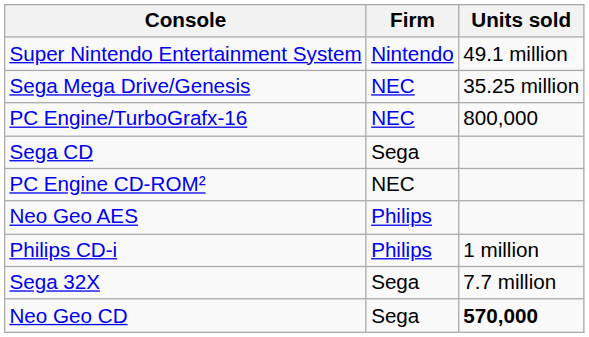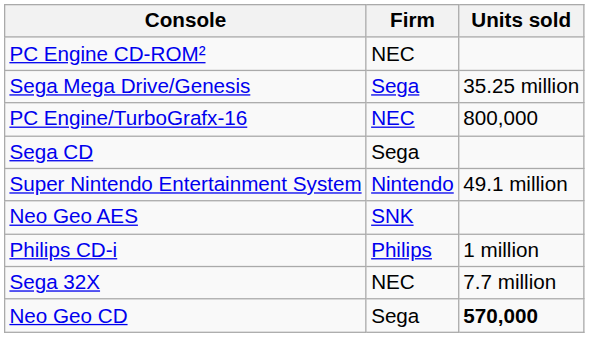rows swapped: (186, 53) <-> (107, 184)
(393, 86) NEC -> (395, 86) Sega
(402, 217) Philips -> (392, 217) SNK
(395, 282) Sega -> (393, 282) NEC
